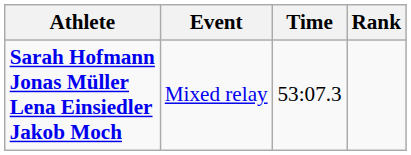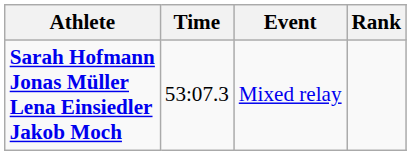columns swapped: (216, 22) <-> (310, 22)
